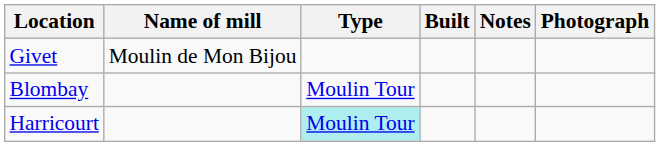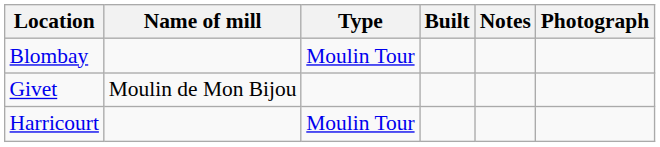rows swapped: (49, 89) <-> (33, 55)
(360, 123) paleturquoise background -> (360, 123) no background
